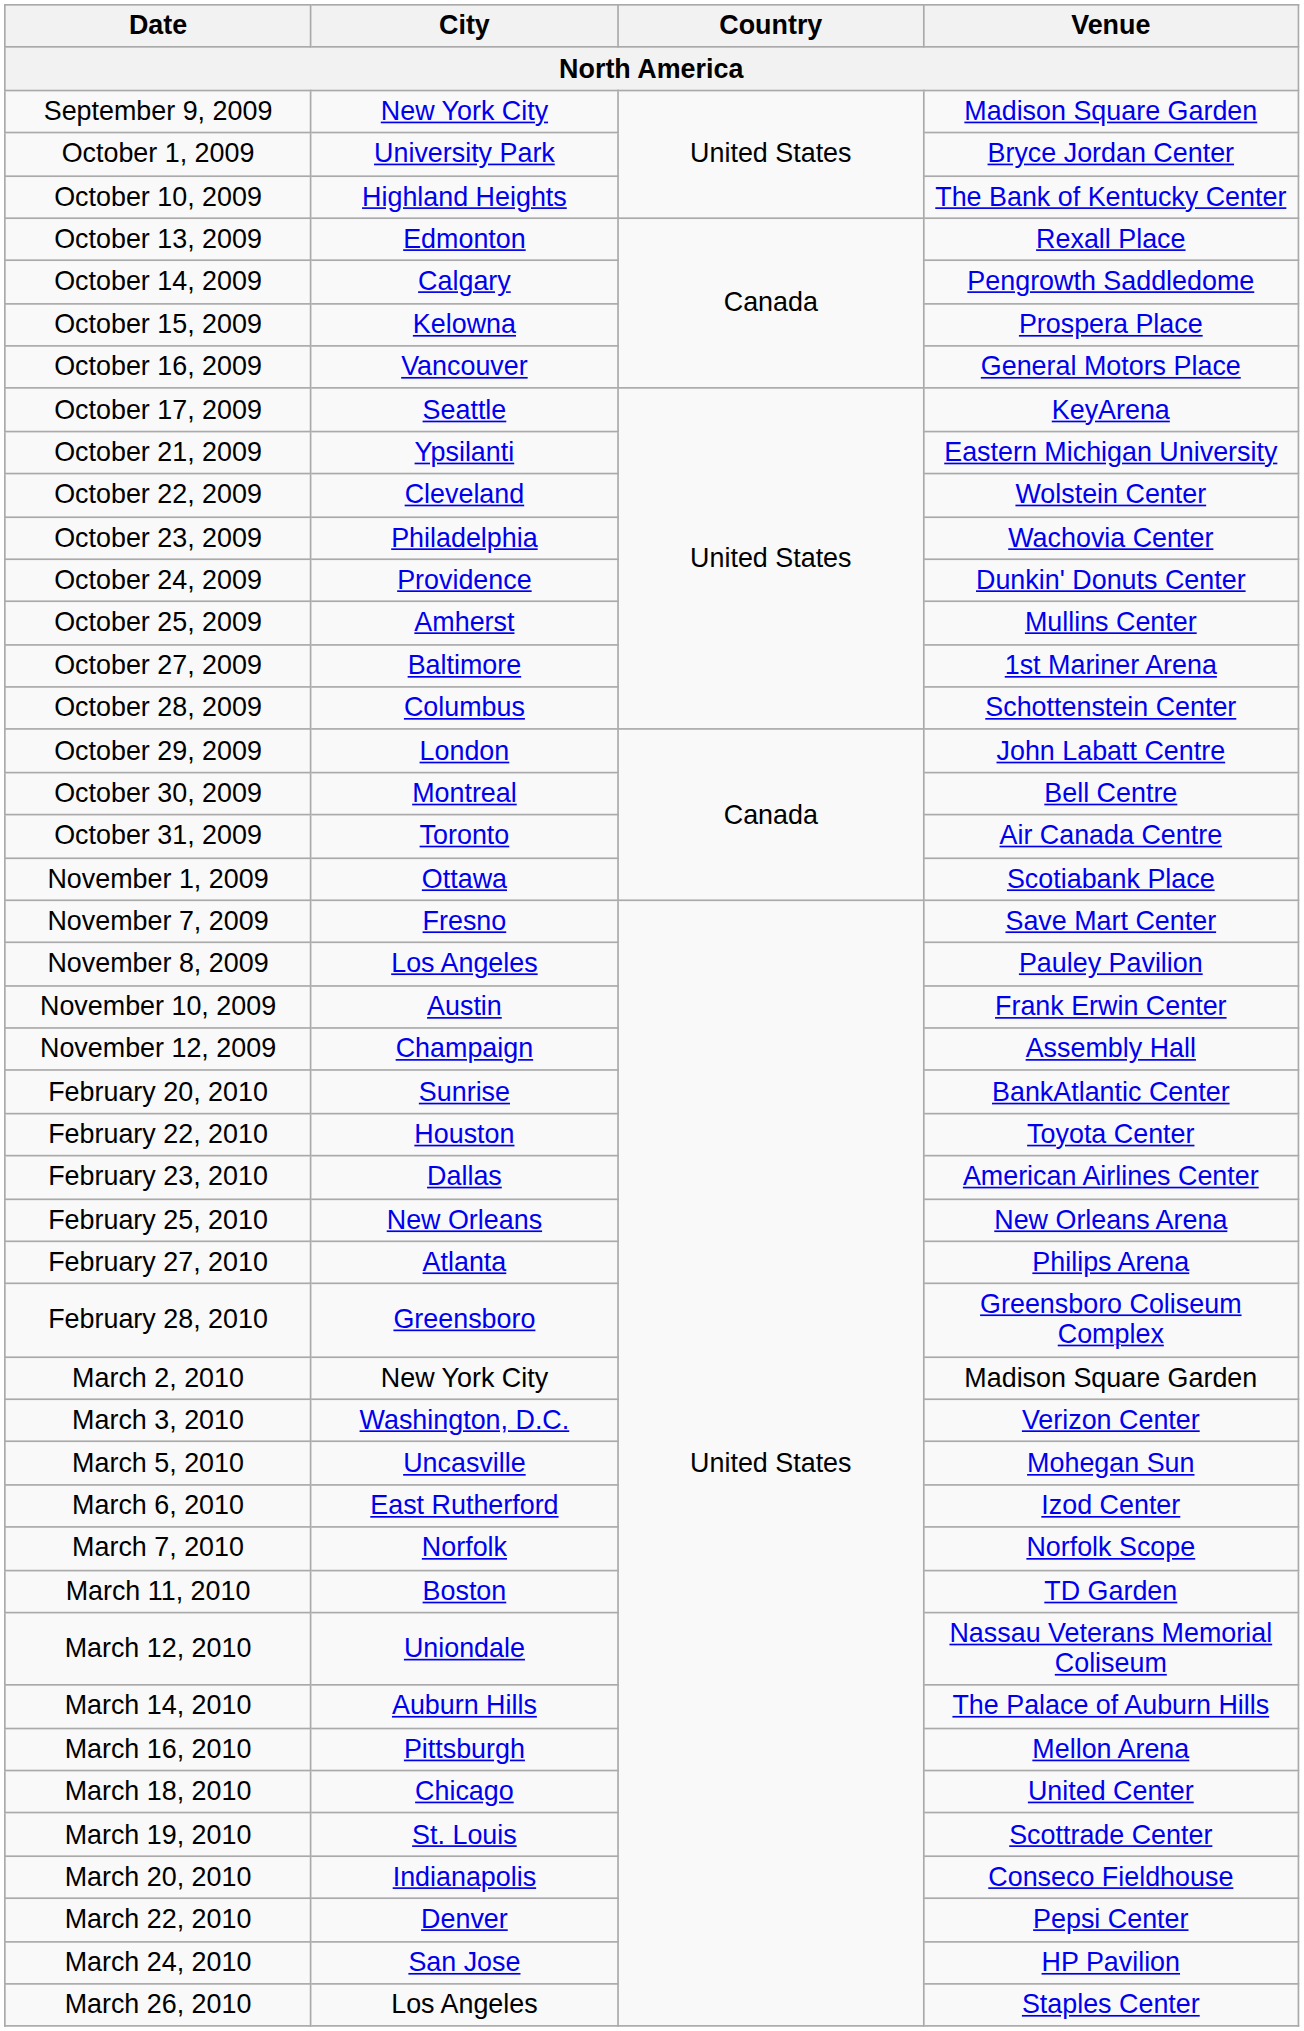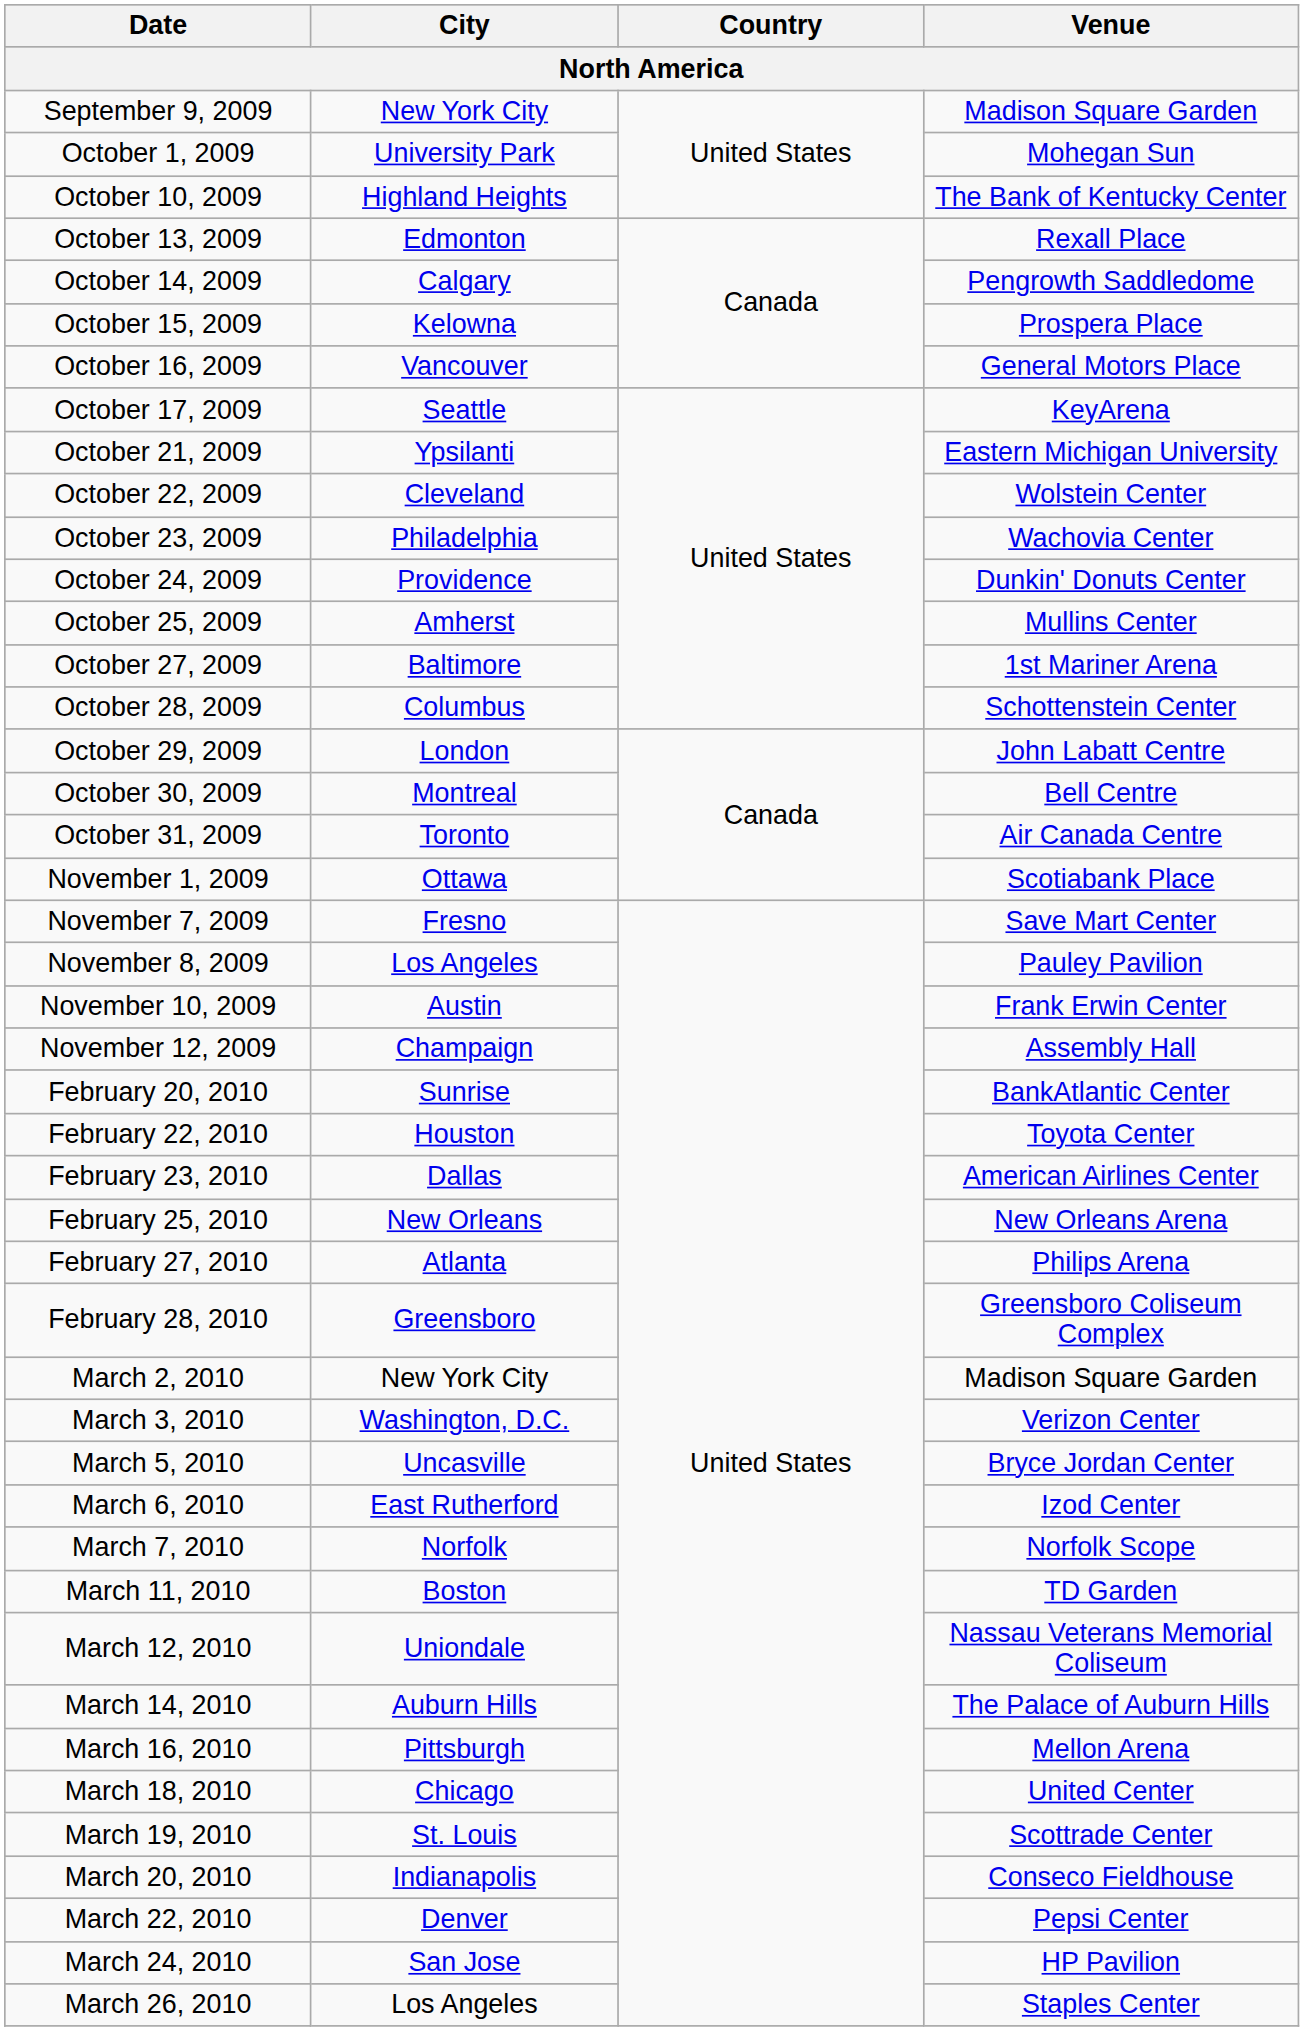(1111, 153) Bryce Jordan Center -> (1111, 153) Mohegan Sun
(1111, 1462) Mohegan Sun -> (1111, 1462) Bryce Jordan Center
